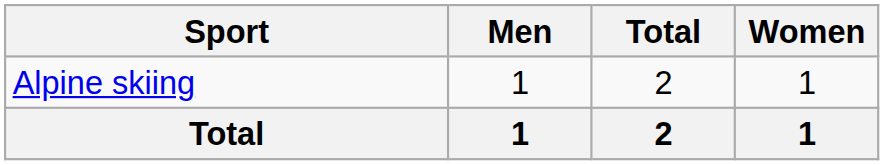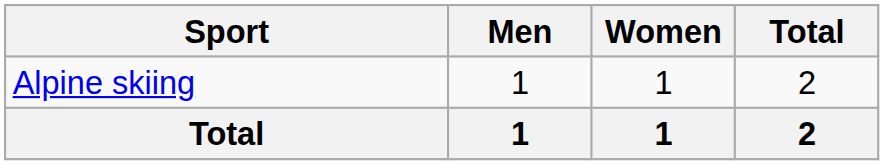columns swapped: (807, 31) <-> (663, 31)
